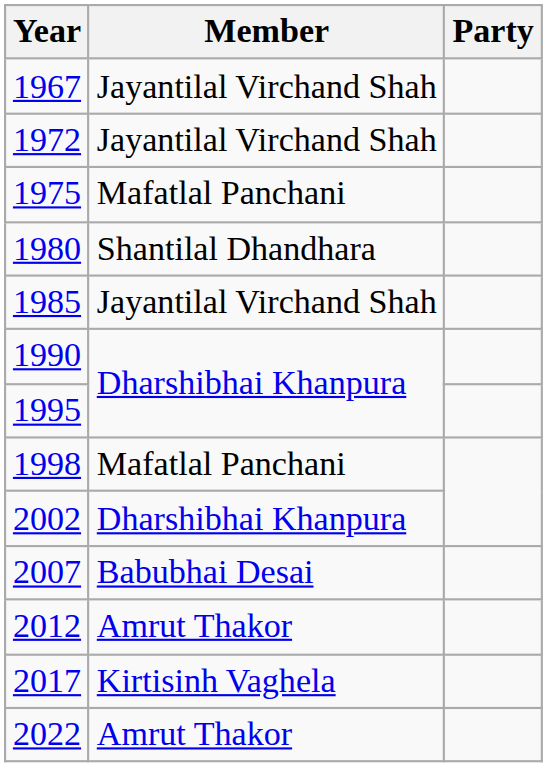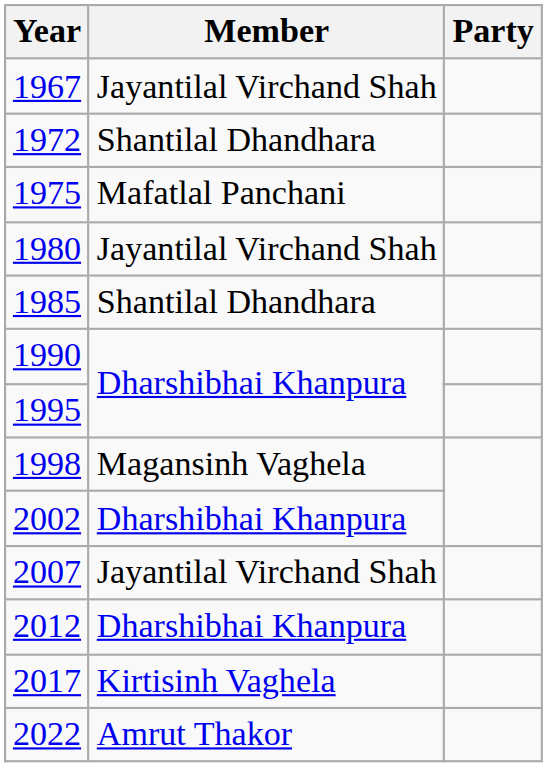(267, 139) Jayantilal Virchand Shah -> (236, 139) Shantilal Dhandhara
(236, 247) Shantilal Dhandhara -> (267, 247) Jayantilal Virchand Shah
(267, 301) Jayantilal Virchand Shah -> (236, 301) Shantilal Dhandhara
(221, 463) Mafatlal Panchani -> (231, 463) Magansinh Vaghela
(205, 572) Babubhai Desai -> (267, 572) Jayantilal Virchand Shah
(194, 626) Amrut Thakor -> (252, 626) Dharshibhai Khanpura
